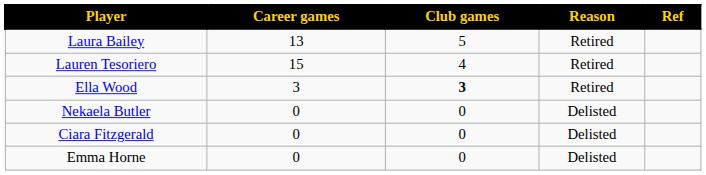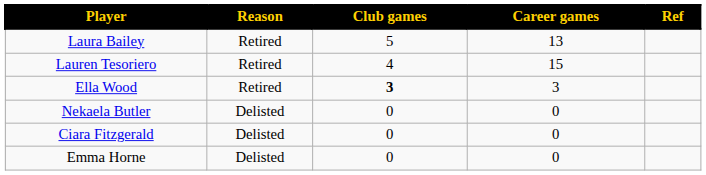columns swapped: (592, 17) <-> (296, 17)
